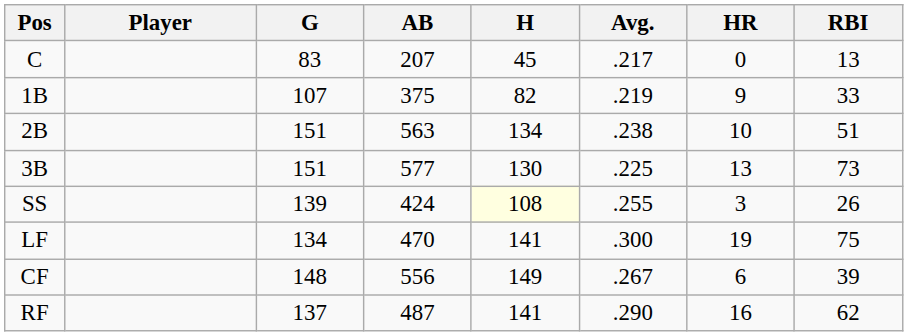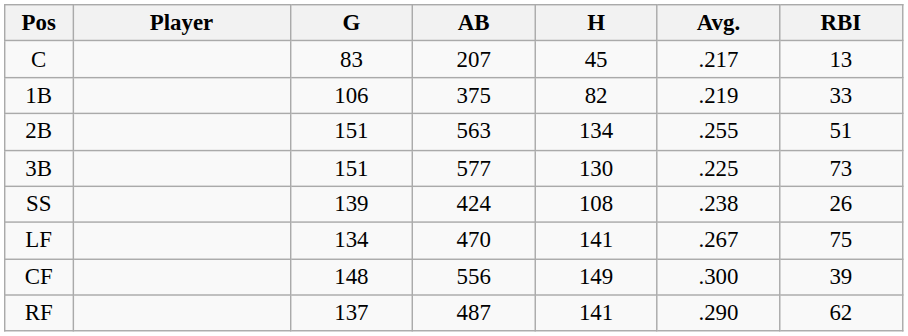- column: (740, 22)
(310, 95) 107 -> (351, 95) 106
(633, 131) .238 -> (718, 131) .255
(525, 204) lightyellow background -> (596, 204) no background
(633, 204) .255 -> (718, 204) .238
(633, 240) .300 -> (718, 240) .267
(633, 276) .267 -> (718, 276) .300
